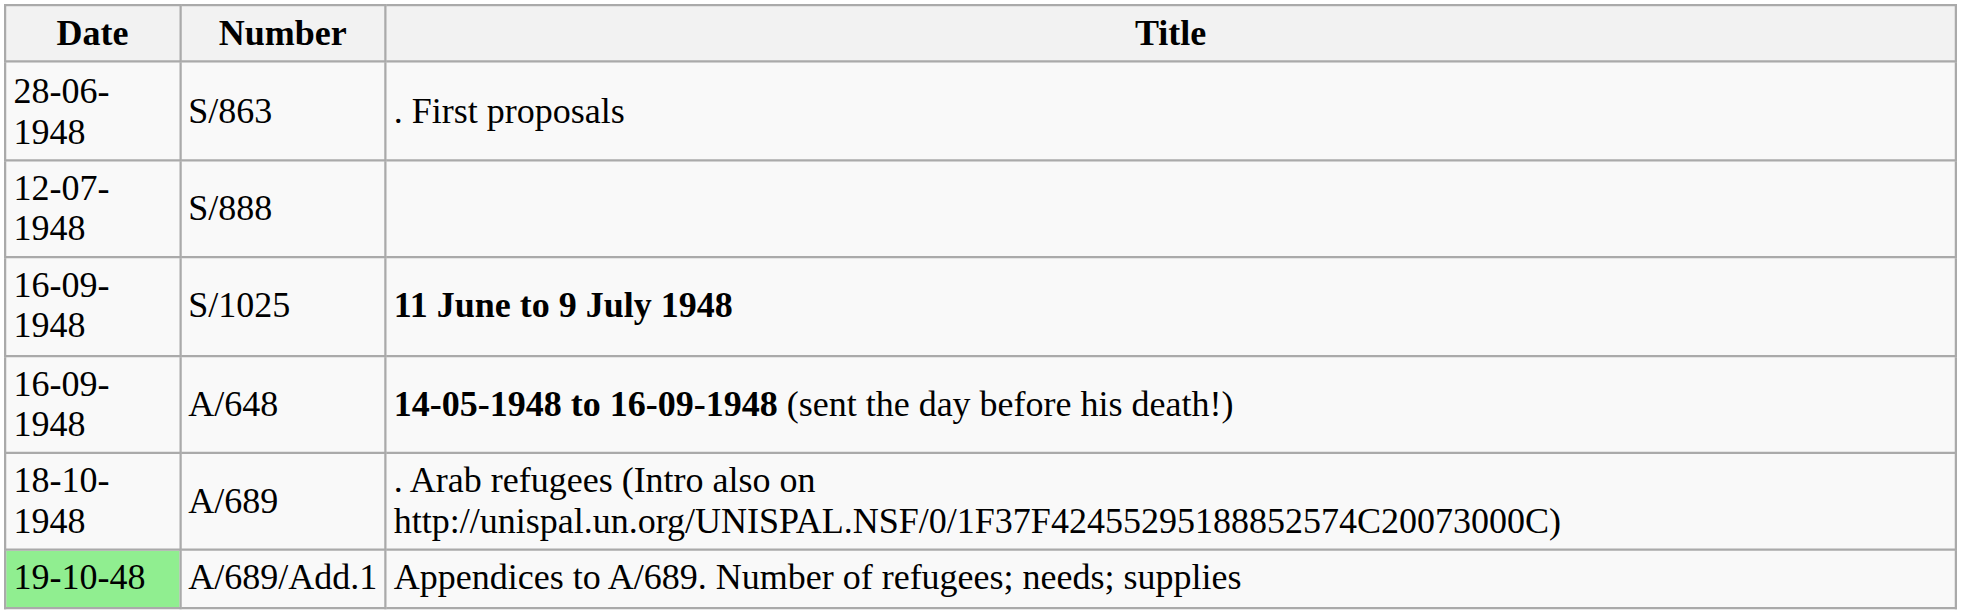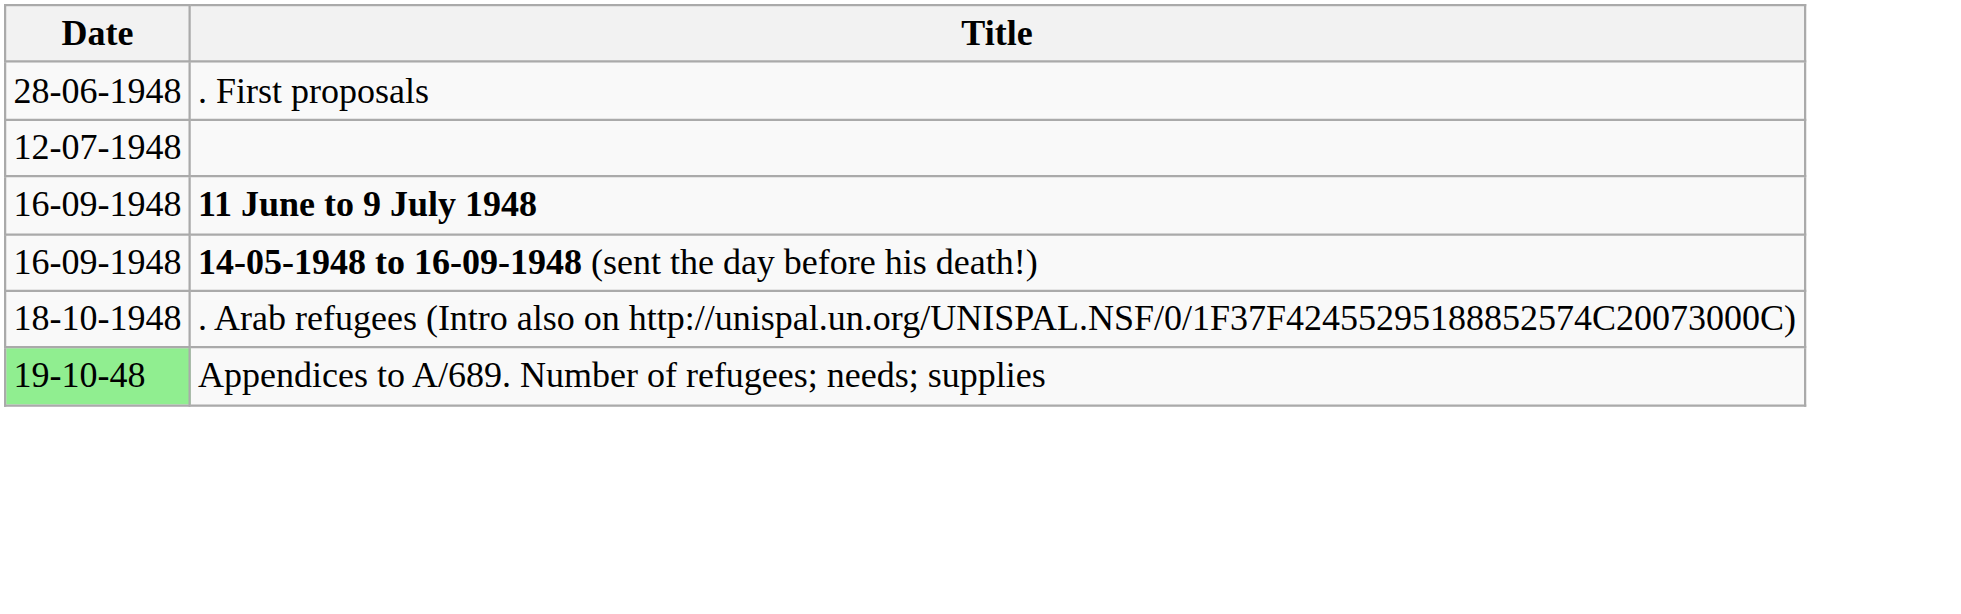- column: (283, 33)
